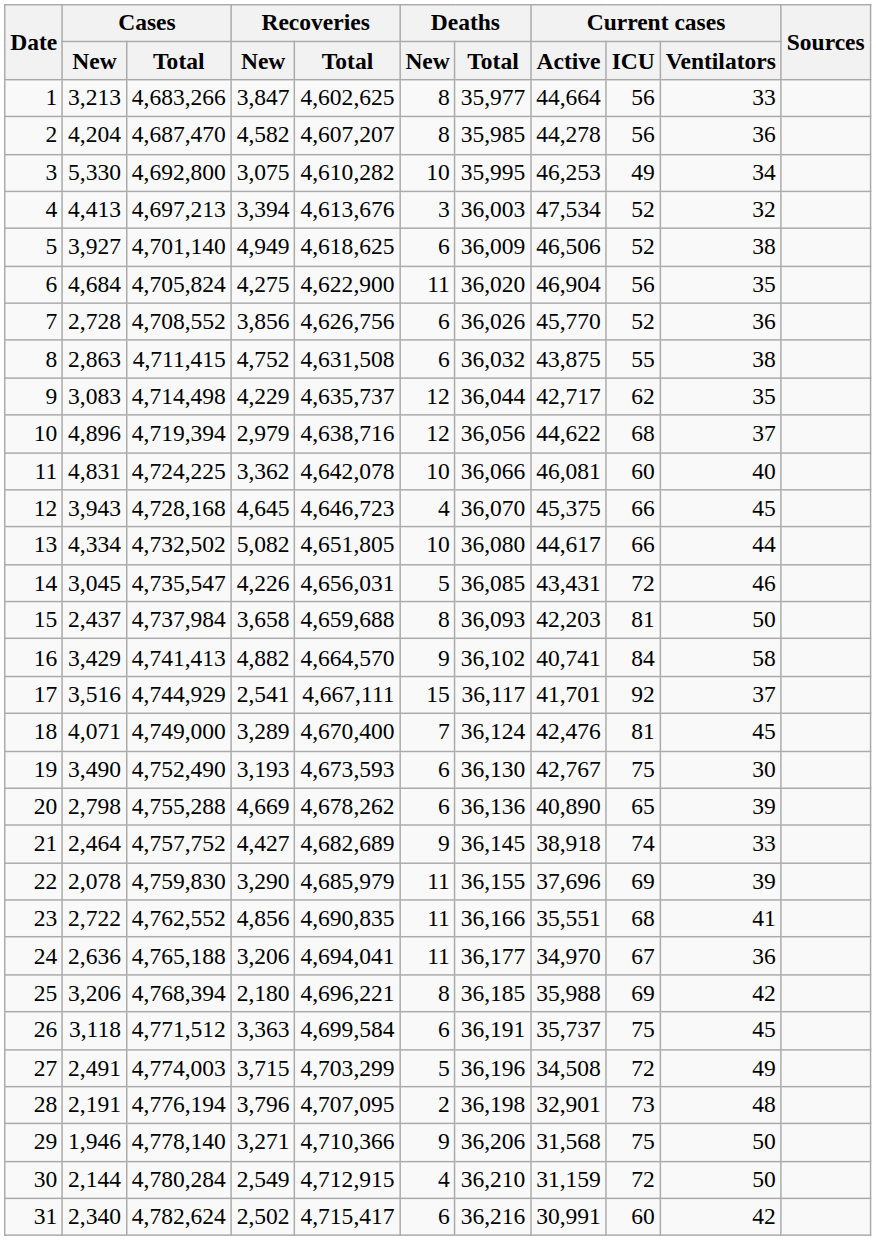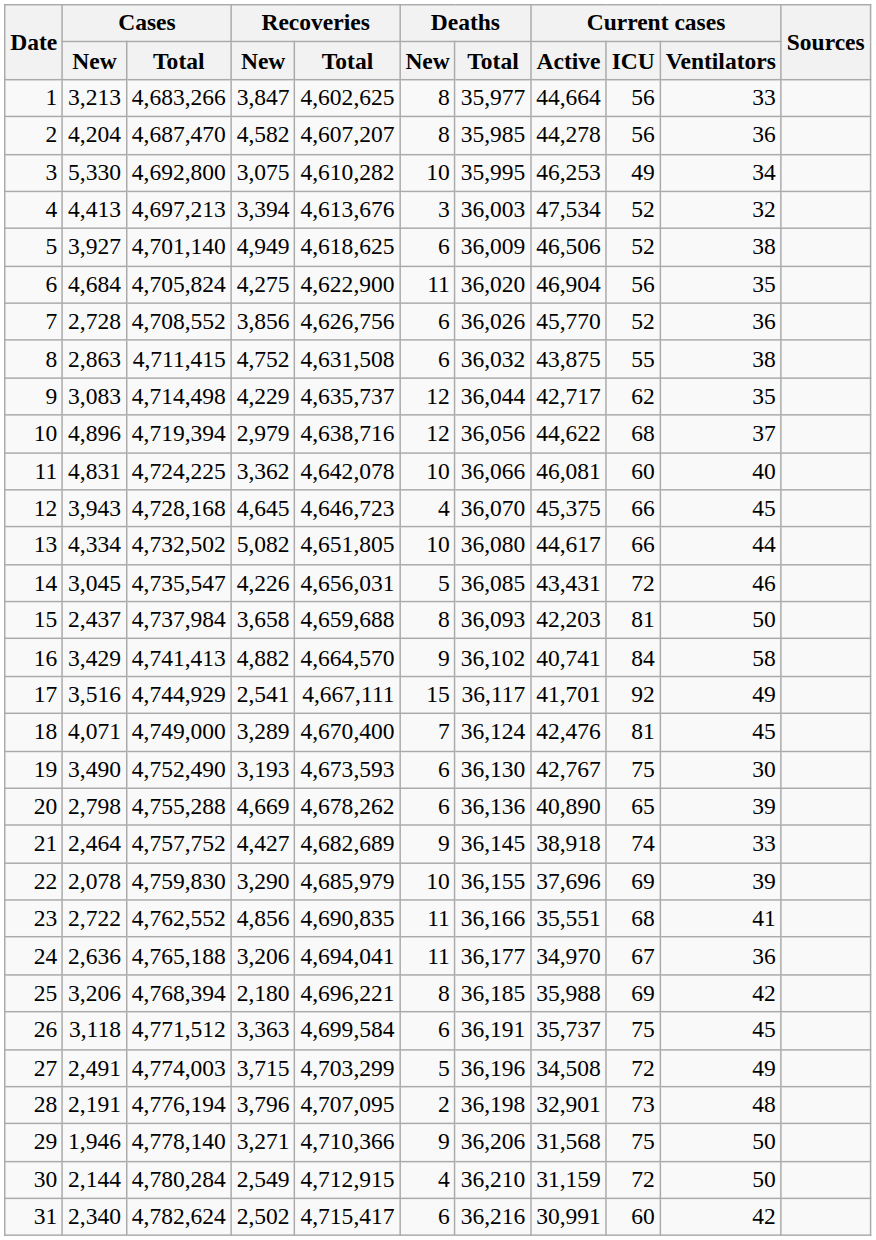(764, 694) 37 -> (764, 694) 49
(438, 881) 11 -> (438, 881) 10
